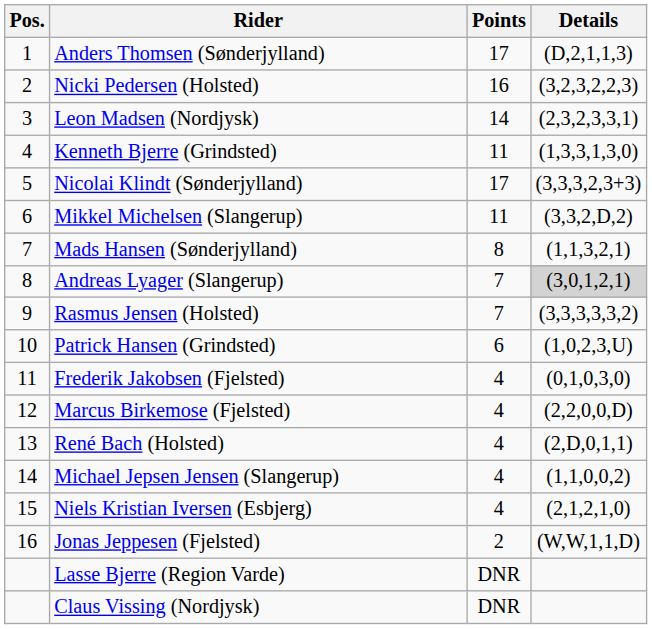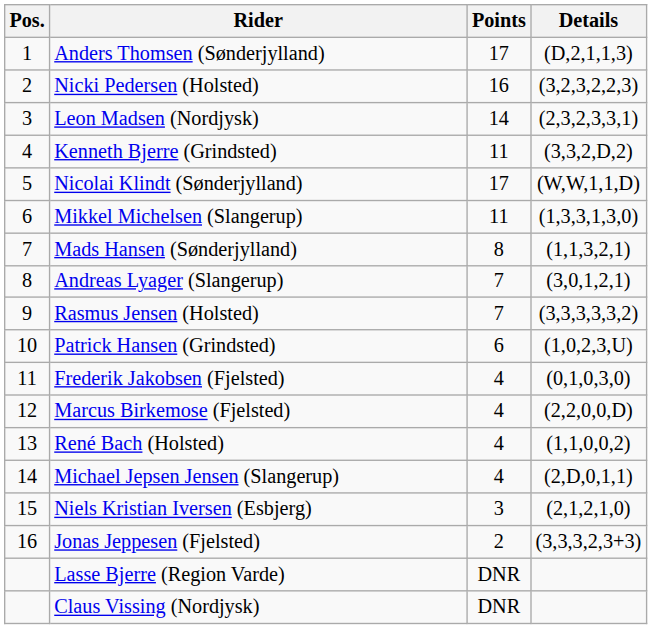(588, 150) (1,3,3,1,3,0) -> (588, 150) (3,3,2,D,2)
(588, 183) (3,3,3,2,3+3) -> (588, 183) (W,W,1,1,D)
(588, 215) (3,3,2,D,2) -> (588, 215) (1,3,3,1,3,0)
(588, 281) lightgrey background -> (588, 281) no background
(588, 443) (2,D,0,1,1) -> (588, 443) (1,1,0,0,2)
(588, 476) (1,1,0,0,2) -> (588, 476) (2,D,0,1,1)
(499, 508) 4 -> (499, 508) 3
(588, 541) (W,W,1,1,D) -> (588, 541) (3,3,3,2,3+3)
